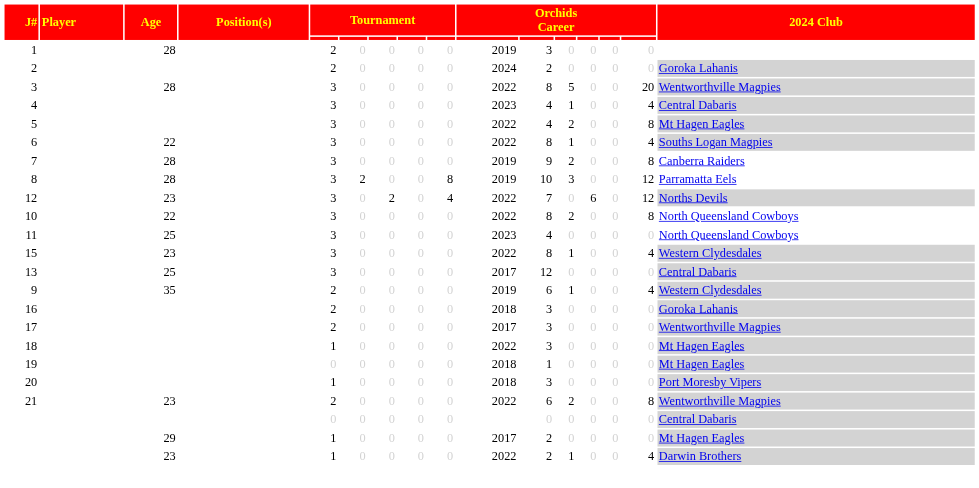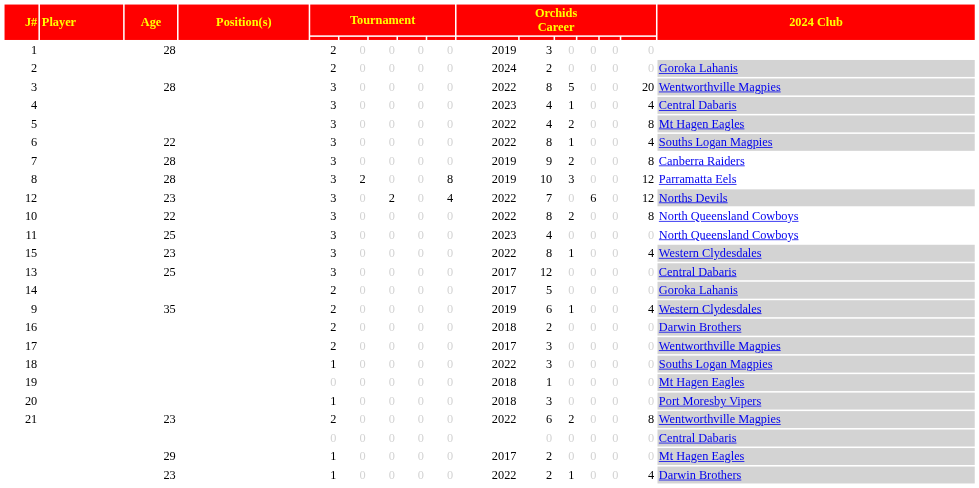+ row: (31, 290)
(549, 308) 3 -> (549, 327) 2
(698, 308) Goroka Lahanis -> (700, 327) Darwin Brothers
(702, 345) Mt Hagen Eagles -> (716, 364) Souths Logan Magpies
